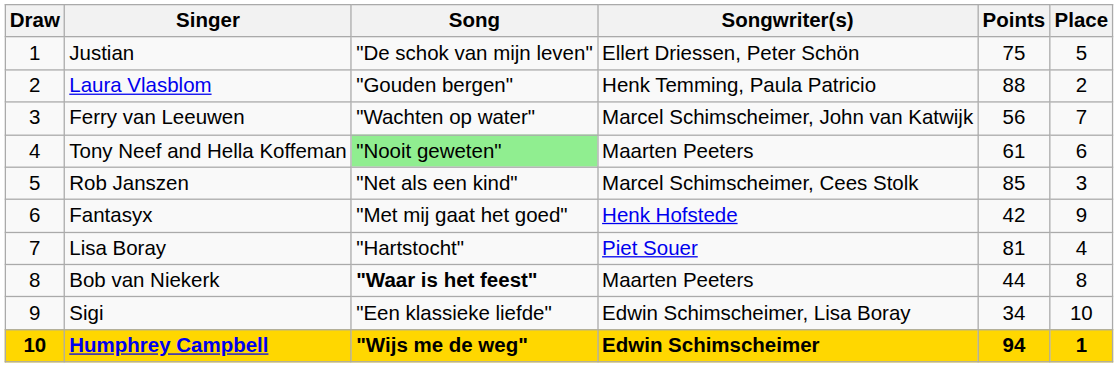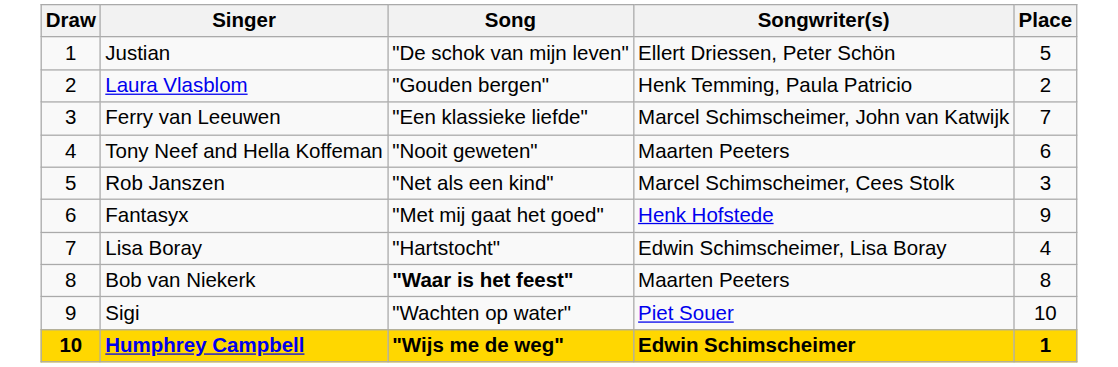- column: (1014, 20)
(446, 118) "Wachten op water" -> (490, 118) "Een klassieke liefde"
(429, 150) lightgreen background -> (465, 150) no background
(650, 248) Piet Souer -> (792, 248) Edwin Schimscheimer, Lisa Boray
(454, 313) "Een klassieke liefde" -> (482, 313) "Wachten op water"
(756, 313) Edwin Schimscheimer, Lisa Boray -> (686, 313) Piet Souer
